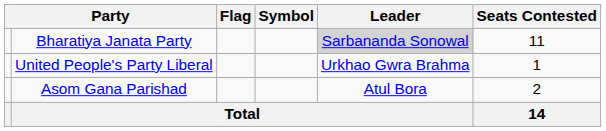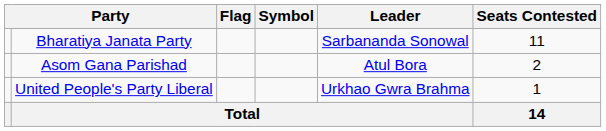(395, 41) lightgrey background -> (395, 41) no background
rows swapped: (114, 89) <-> (114, 65)
